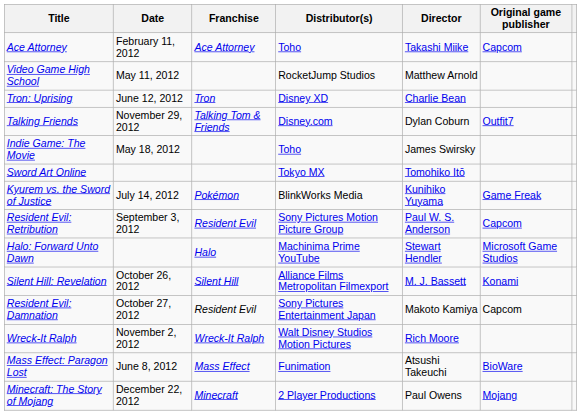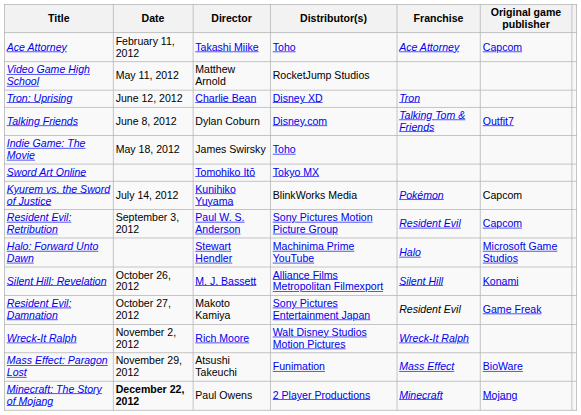columns swapped: (441, 18) <-> (234, 18)
(149, 121) November 29, 2012 -> (146, 121) June 8, 2012
(512, 195) Game Freak -> (502, 195) Capcom
(502, 309) Capcom -> (512, 309) Game Freak
(146, 367) June 8, 2012 -> (149, 367) November 29, 2012
(149, 395) normal -> (150, 395) bold
